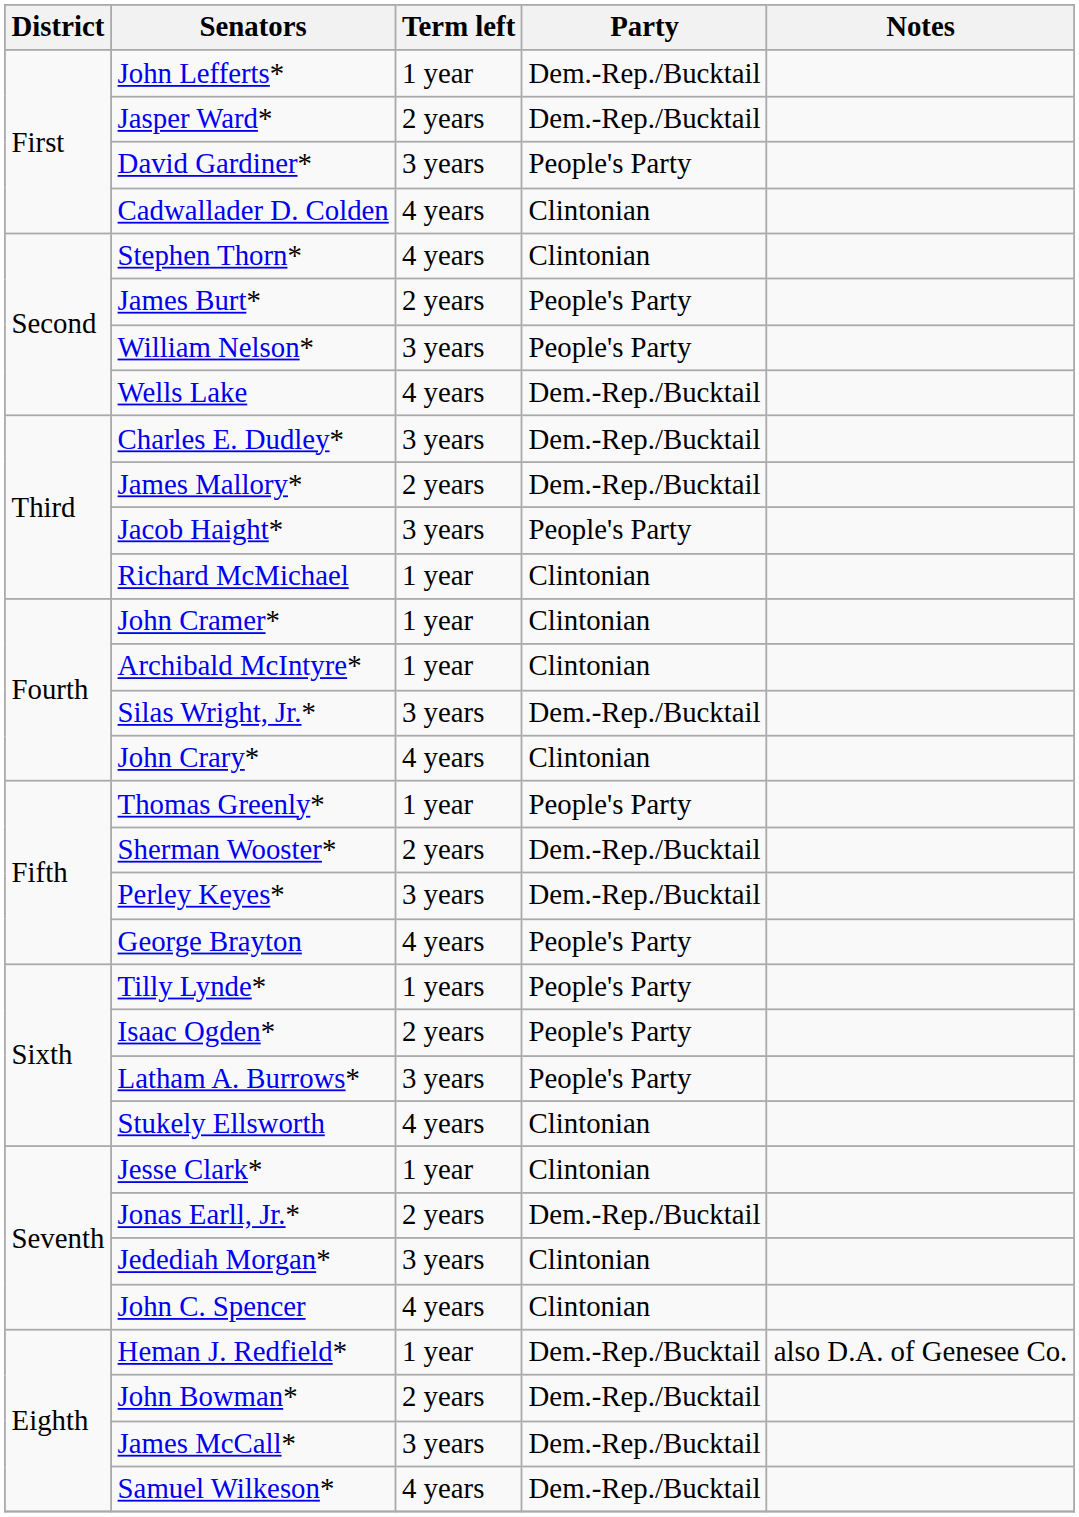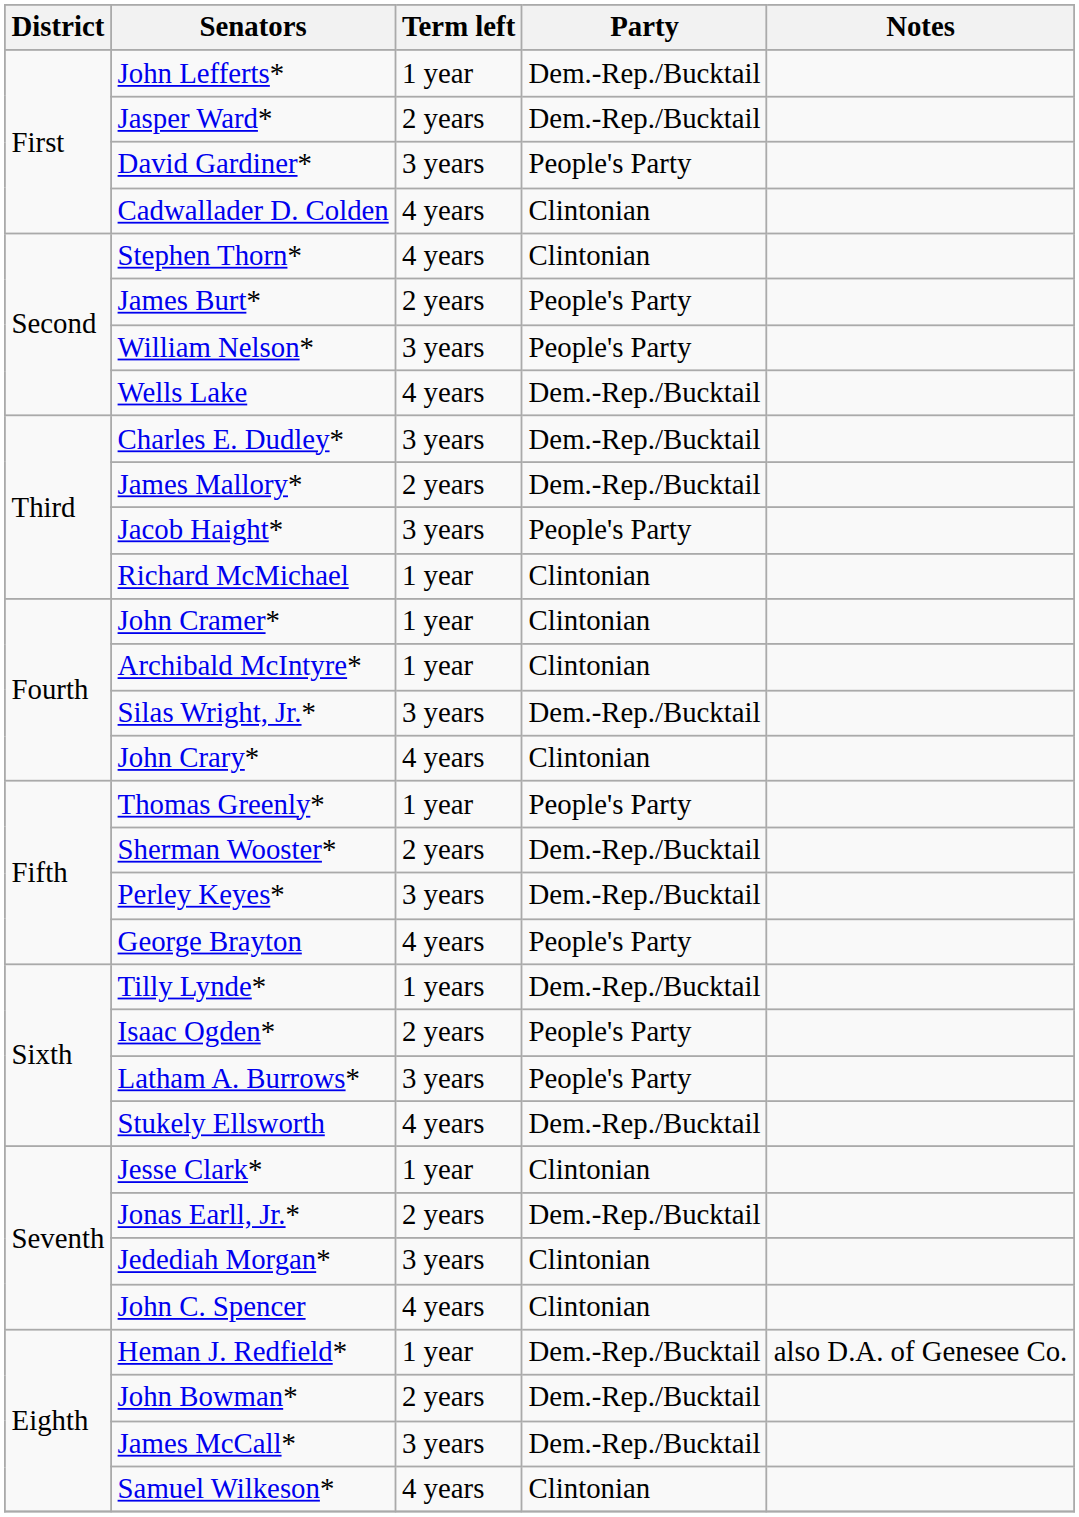(610, 986) People's Party -> (645, 986) Dem.-Rep./Bucktail
(589, 1123) Clintonian -> (645, 1123) Dem.-Rep./Bucktail
(645, 1488) Dem.-Rep./Bucktail -> (589, 1488) Clintonian
